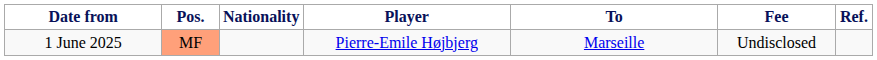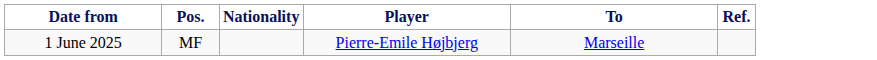- column: (777, 17)
(191, 42) lightsalmon background -> (191, 42) no background
